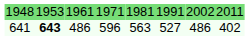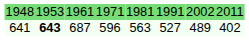(80, 28) 486 -> (80, 28) 687
(200, 28) 486 -> (200, 28) 489
